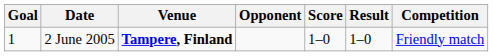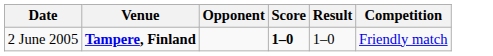- column: (23, 16)
(319, 39) normal -> (282, 39) bold
